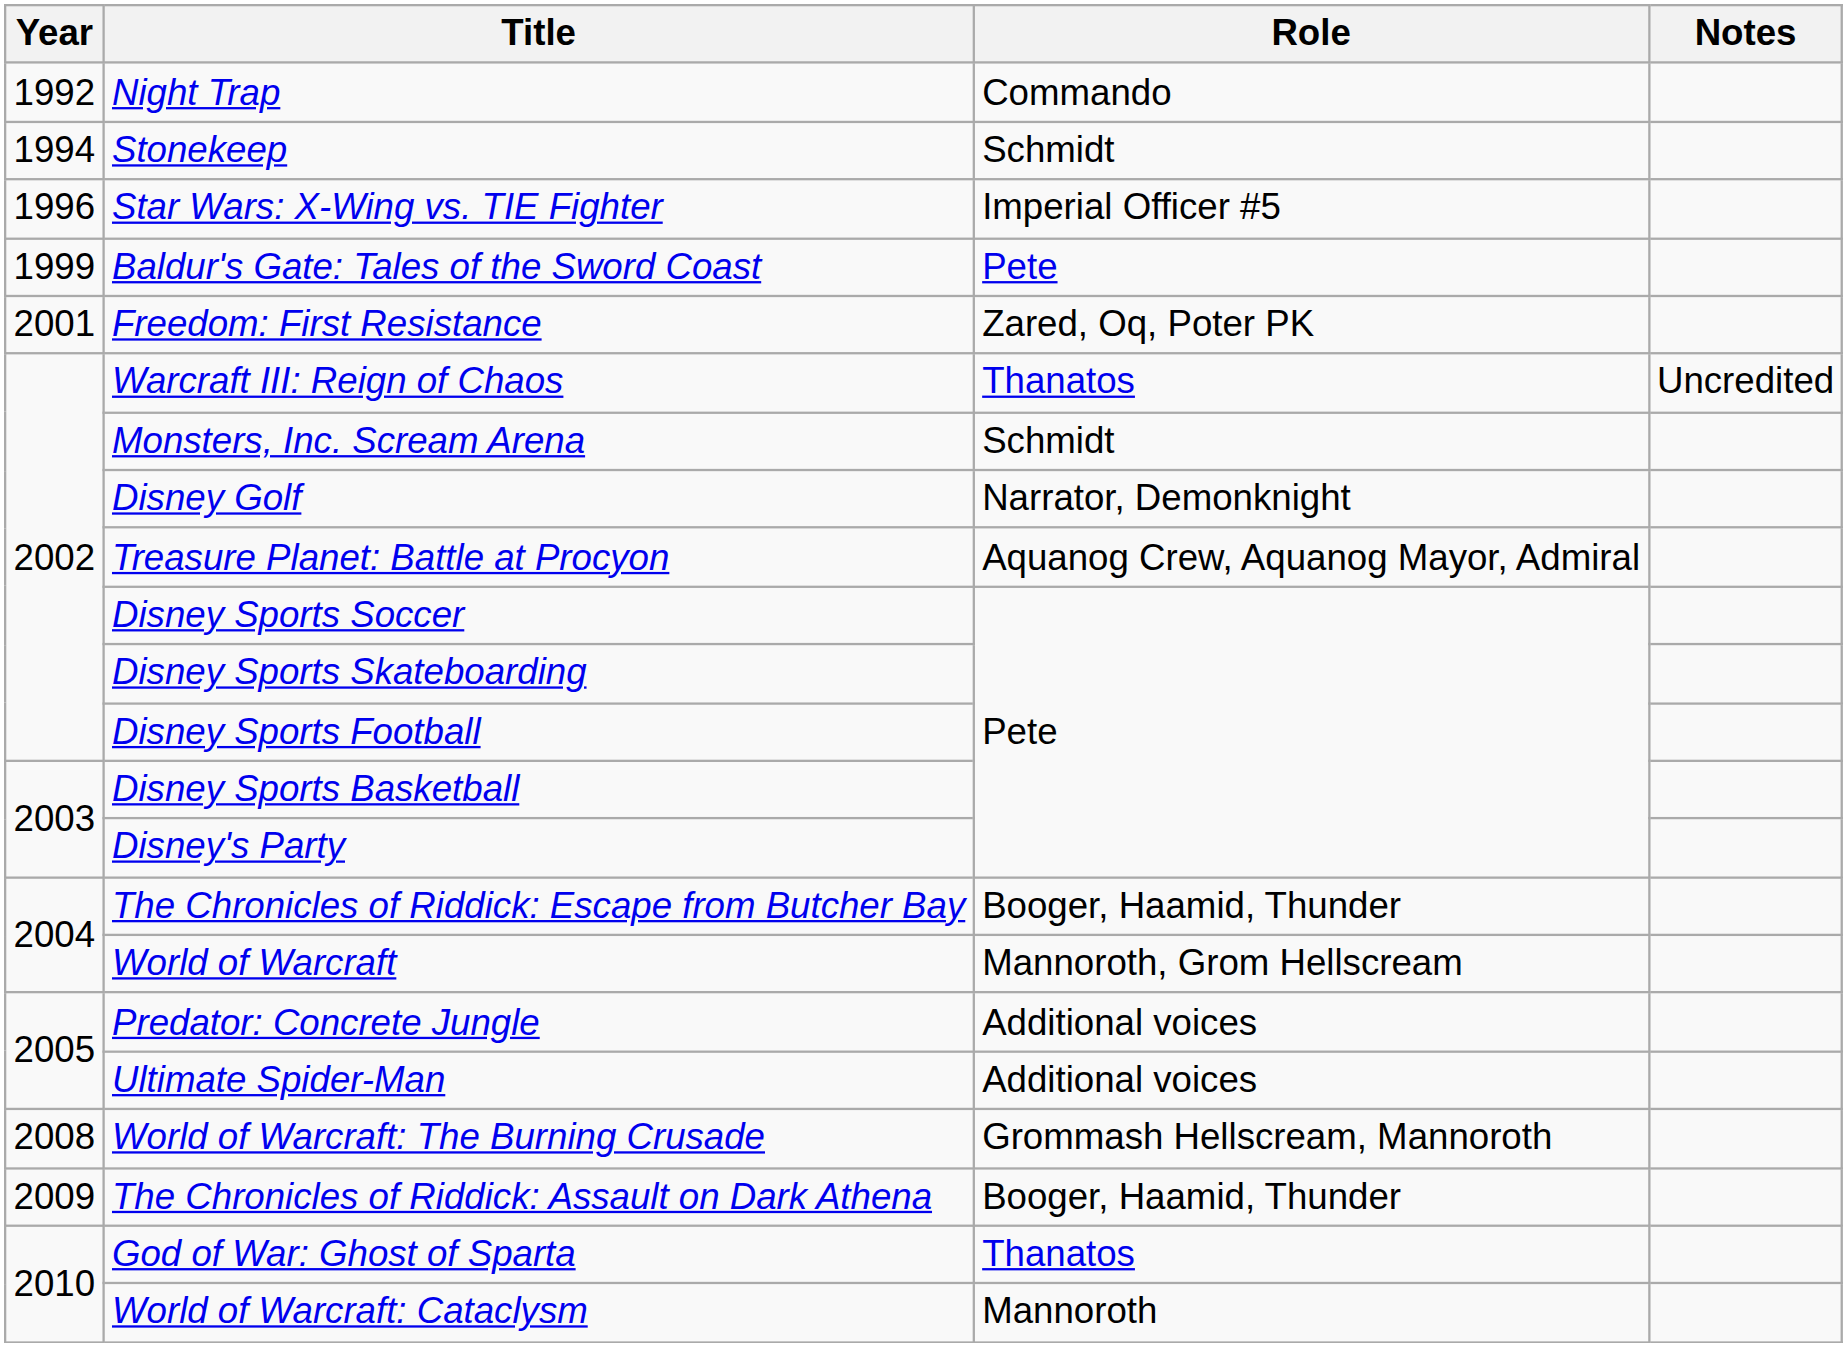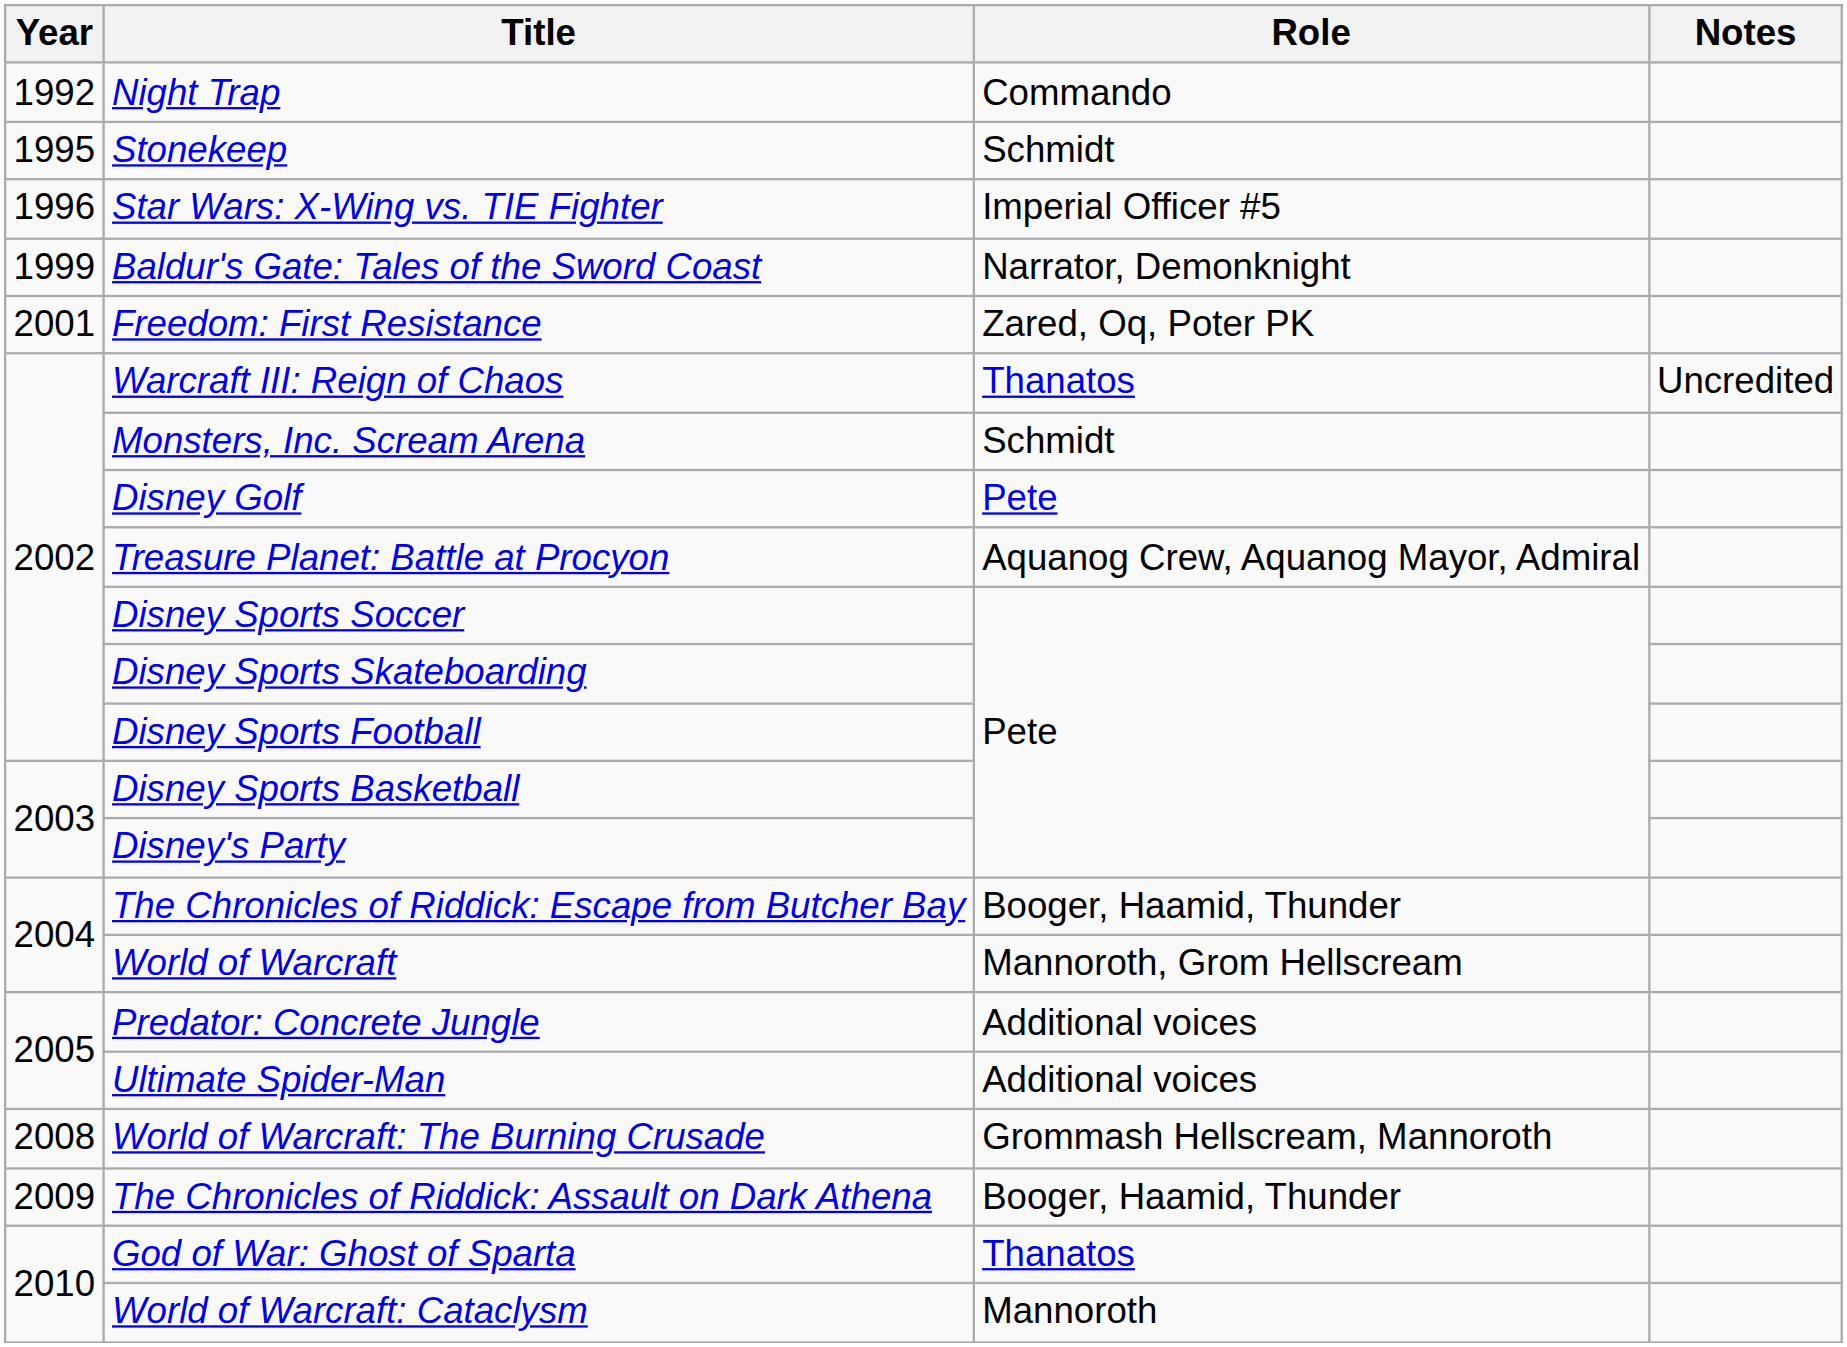(54, 149) 1994 -> (54, 149) 1995
(1020, 265) Pete -> (1166, 265) Narrator, Demonknight
(1166, 498) Narrator, Demonknight -> (1020, 498) Pete
